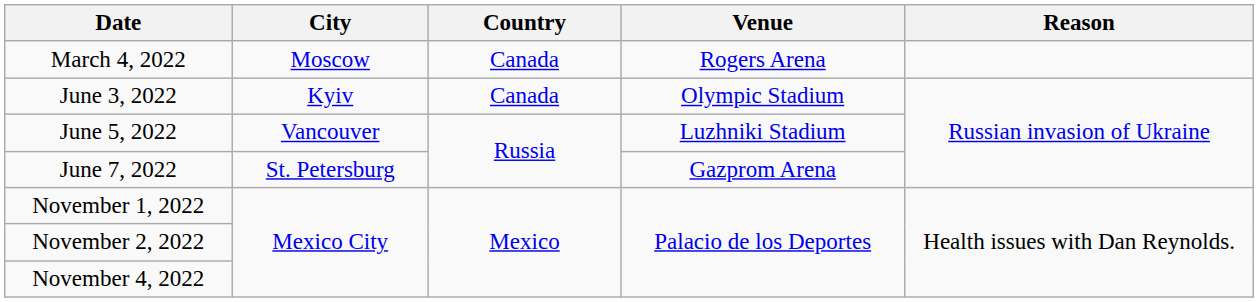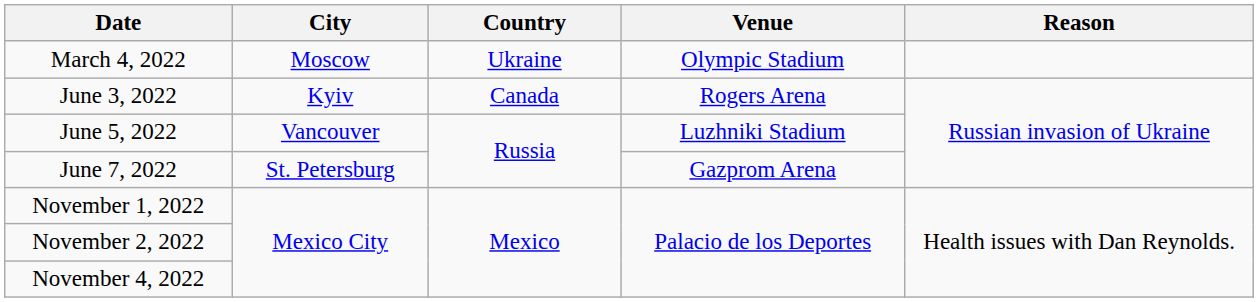(525, 59) Canada -> (525, 59) Ukraine
(763, 59) Rogers Arena -> (763, 59) Olympic Stadium
(763, 95) Olympic Stadium -> (763, 95) Rogers Arena
